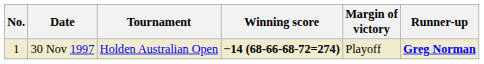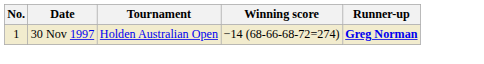- column: (372, 21)
(282, 49) bold -> (282, 34) normal
